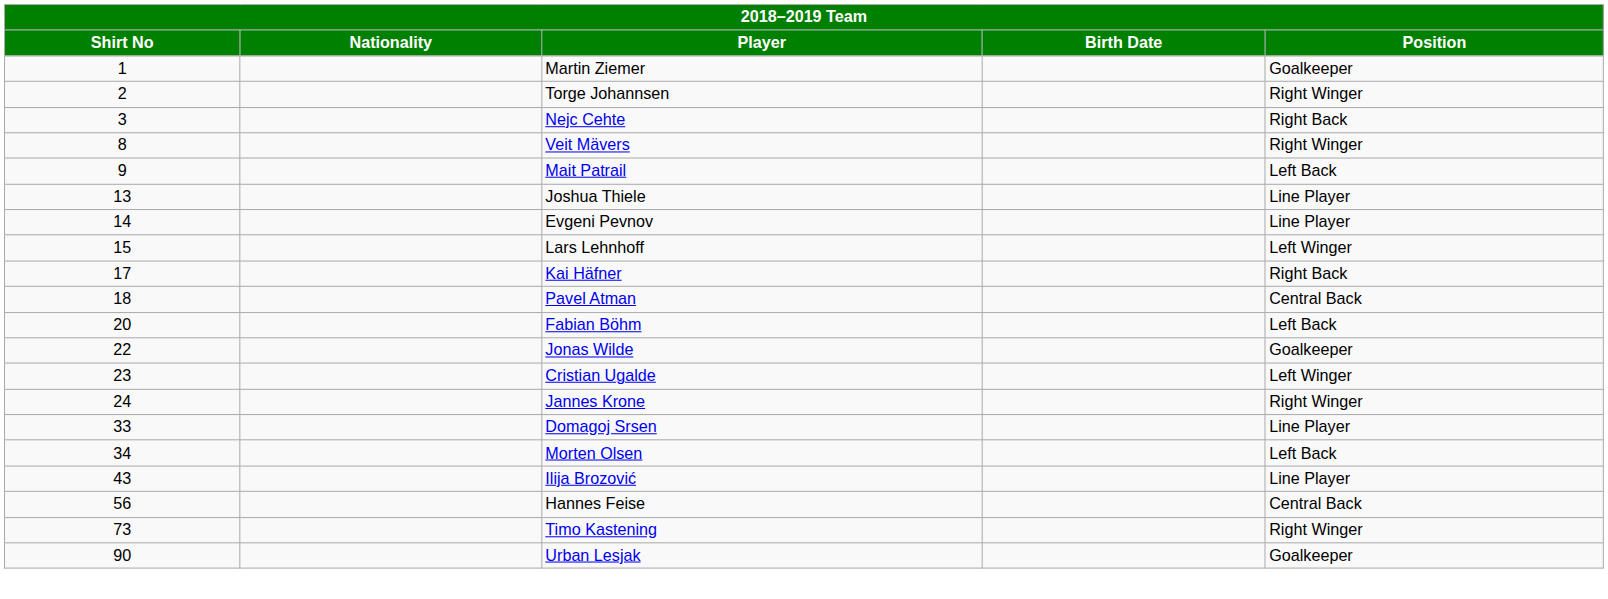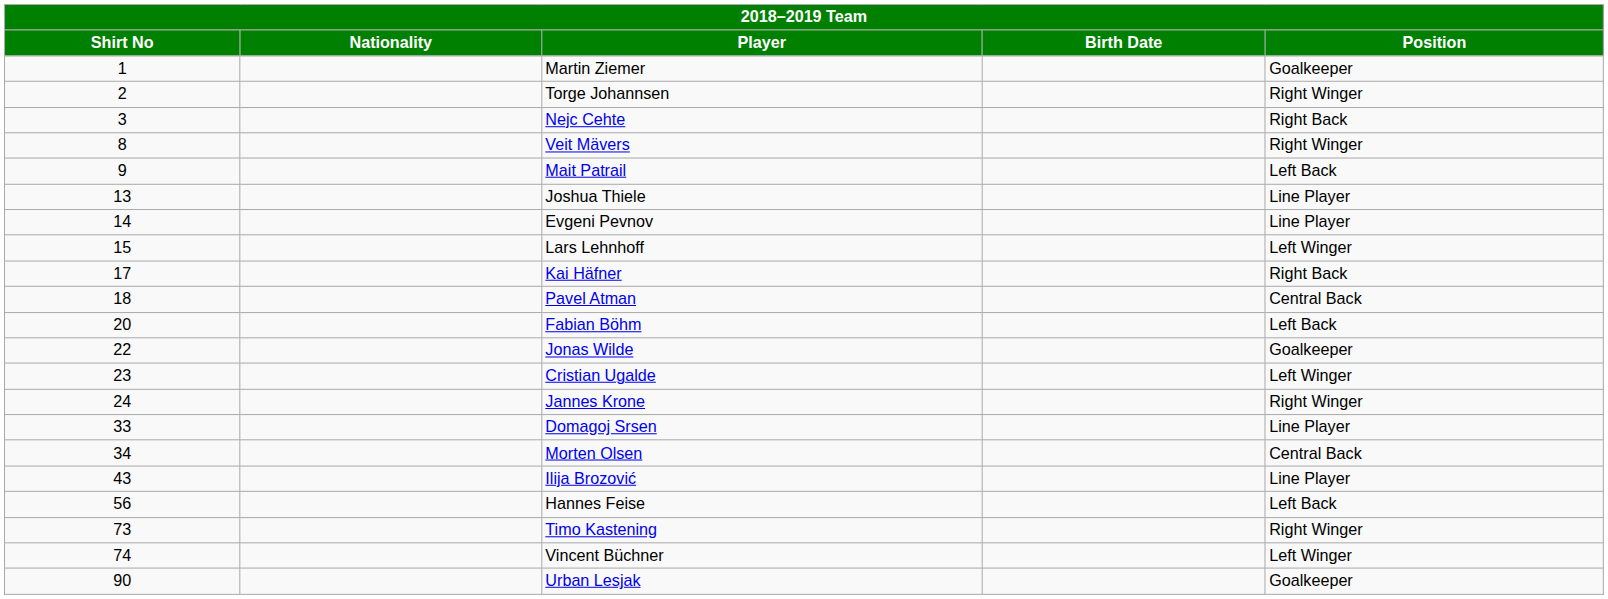(1303, 453) Left Back -> (1315, 453) Central Back
(1315, 504) Central Back -> (1303, 504) Left Back
+ row: (604, 555)
